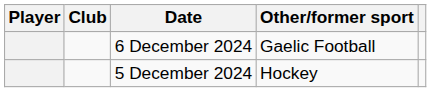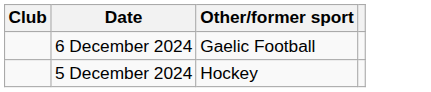- column: (34, 18)
